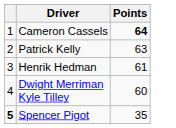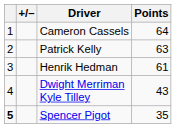+ column: (26, 13)
(141, 31) bold -> (162, 31) normal
(141, 91) 60 -> (162, 91) 43
